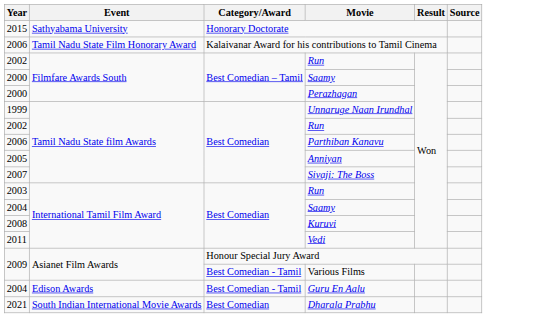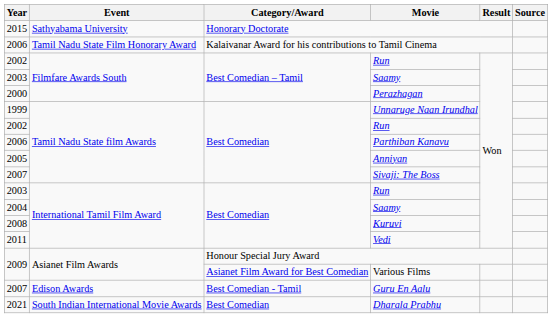(17, 77) 2000 -> (17, 77) 2003
(254, 272) Best Comedian - Tamil -> (287, 272) Asianet Film Award for Best Comedian
(17, 288) 2004 -> (17, 288) 2007
